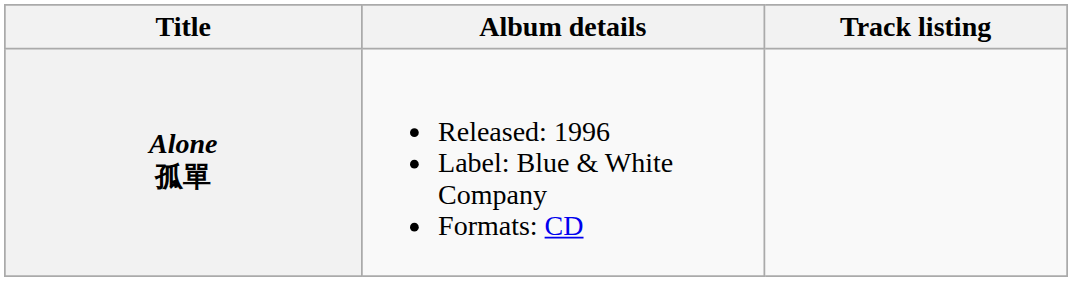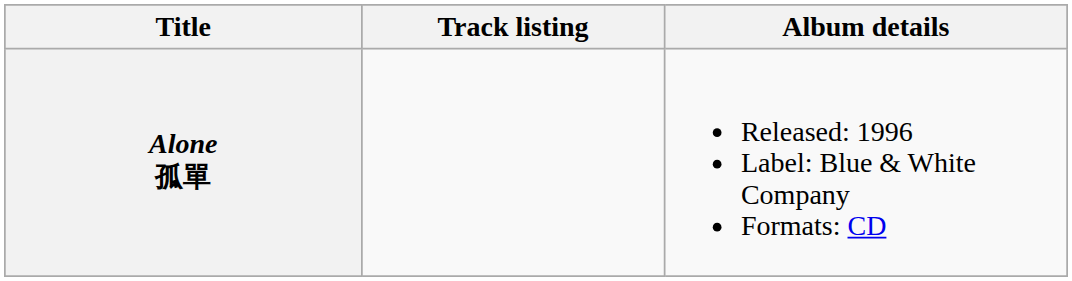columns swapped: (563, 26) <-> (916, 26)
